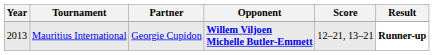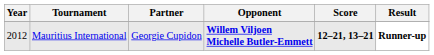(17, 36) 2013 -> (17, 36) 2012
(345, 36) normal -> (345, 36) bold
